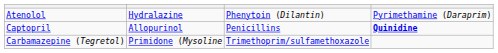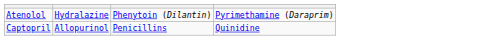(395, 28) bold -> (237, 28) normal
- row: (65, 42)
